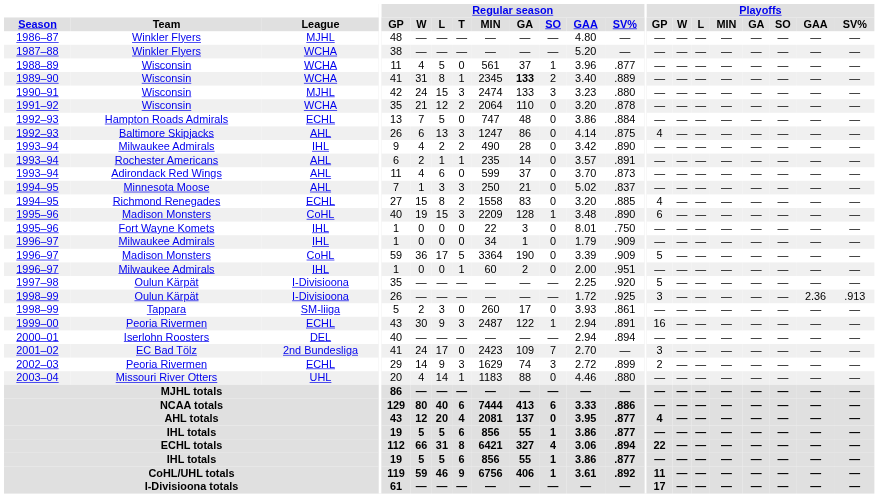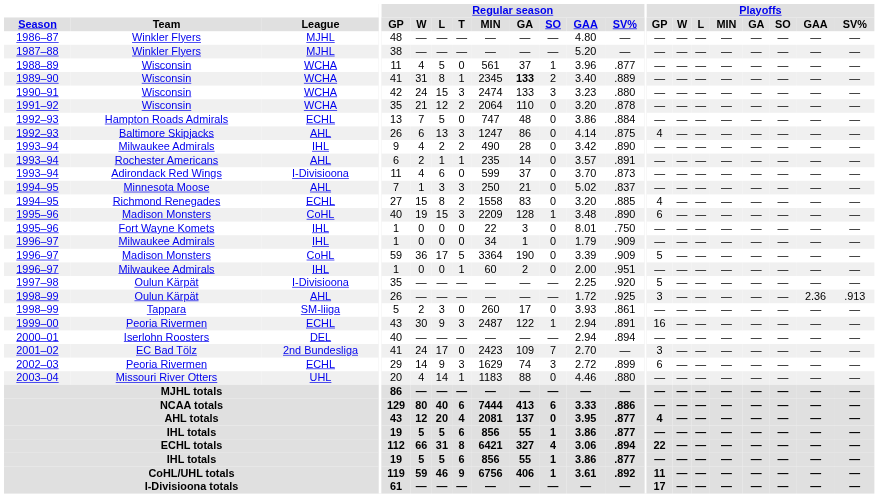(321, 51) WCHA -> (321, 51) MJHL
(321, 92) MJHL -> (321, 92) WCHA
(321, 174) AHL -> (321, 174) I-Divisioona
(321, 296) I-Divisioona -> (321, 296) AHL
(660, 364) 2 -> (660, 364) 6
